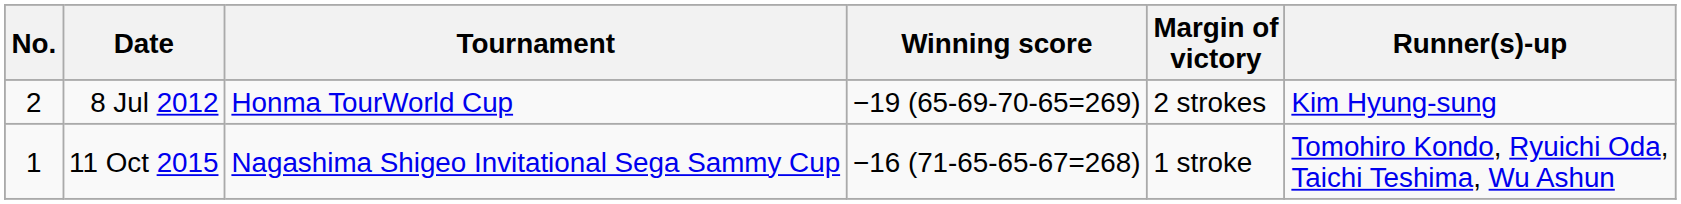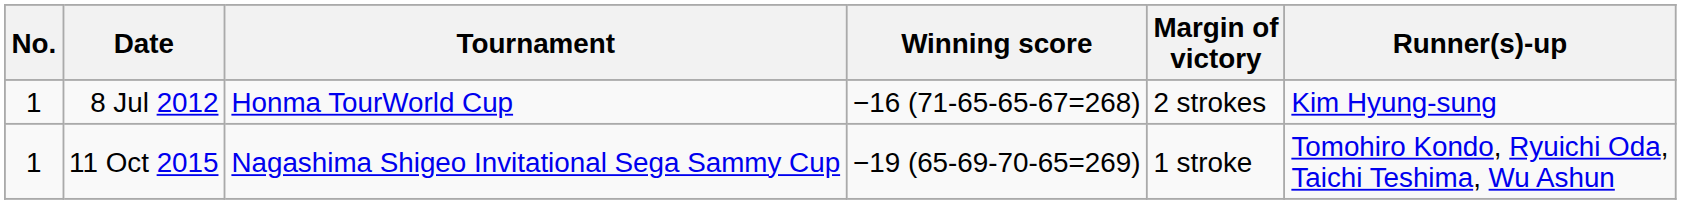(34, 102) 2 -> (34, 102) 1
(997, 102) −19 (65-69-70-65=269) -> (997, 102) −16 (71-65-65-67=268)
(997, 162) −16 (71-65-65-67=268) -> (997, 162) −19 (65-69-70-65=269)
